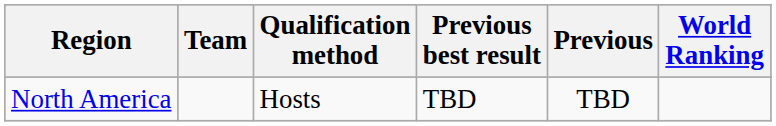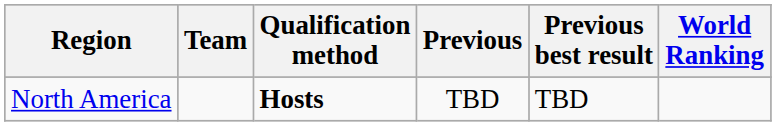columns swapped: (603, 40) <-> (482, 40)
(290, 98) normal -> (292, 98) bold
